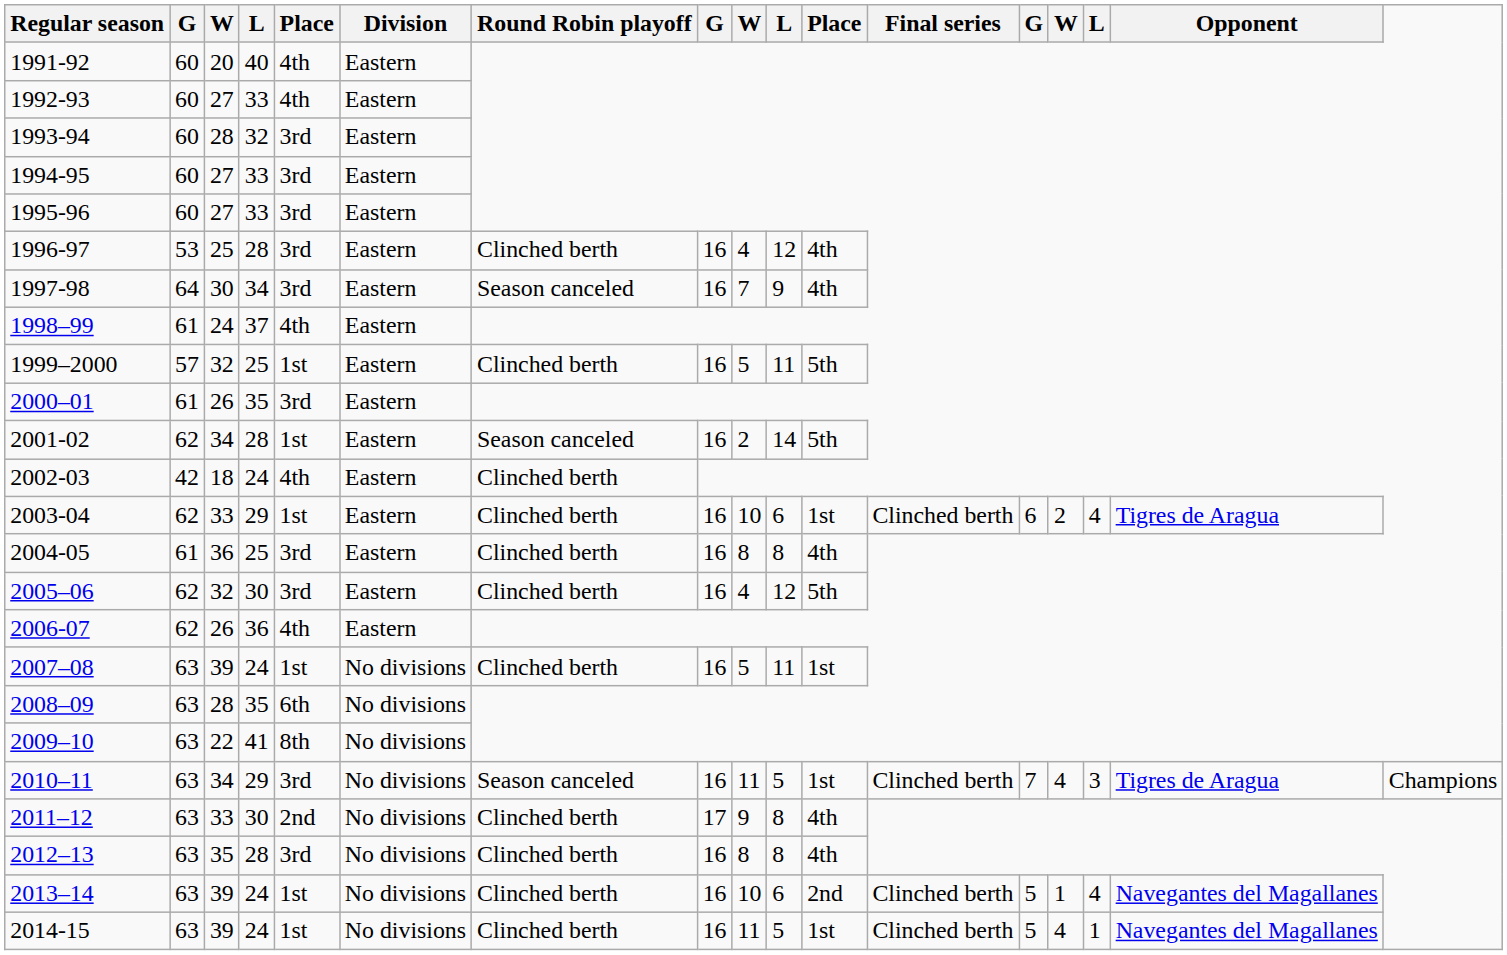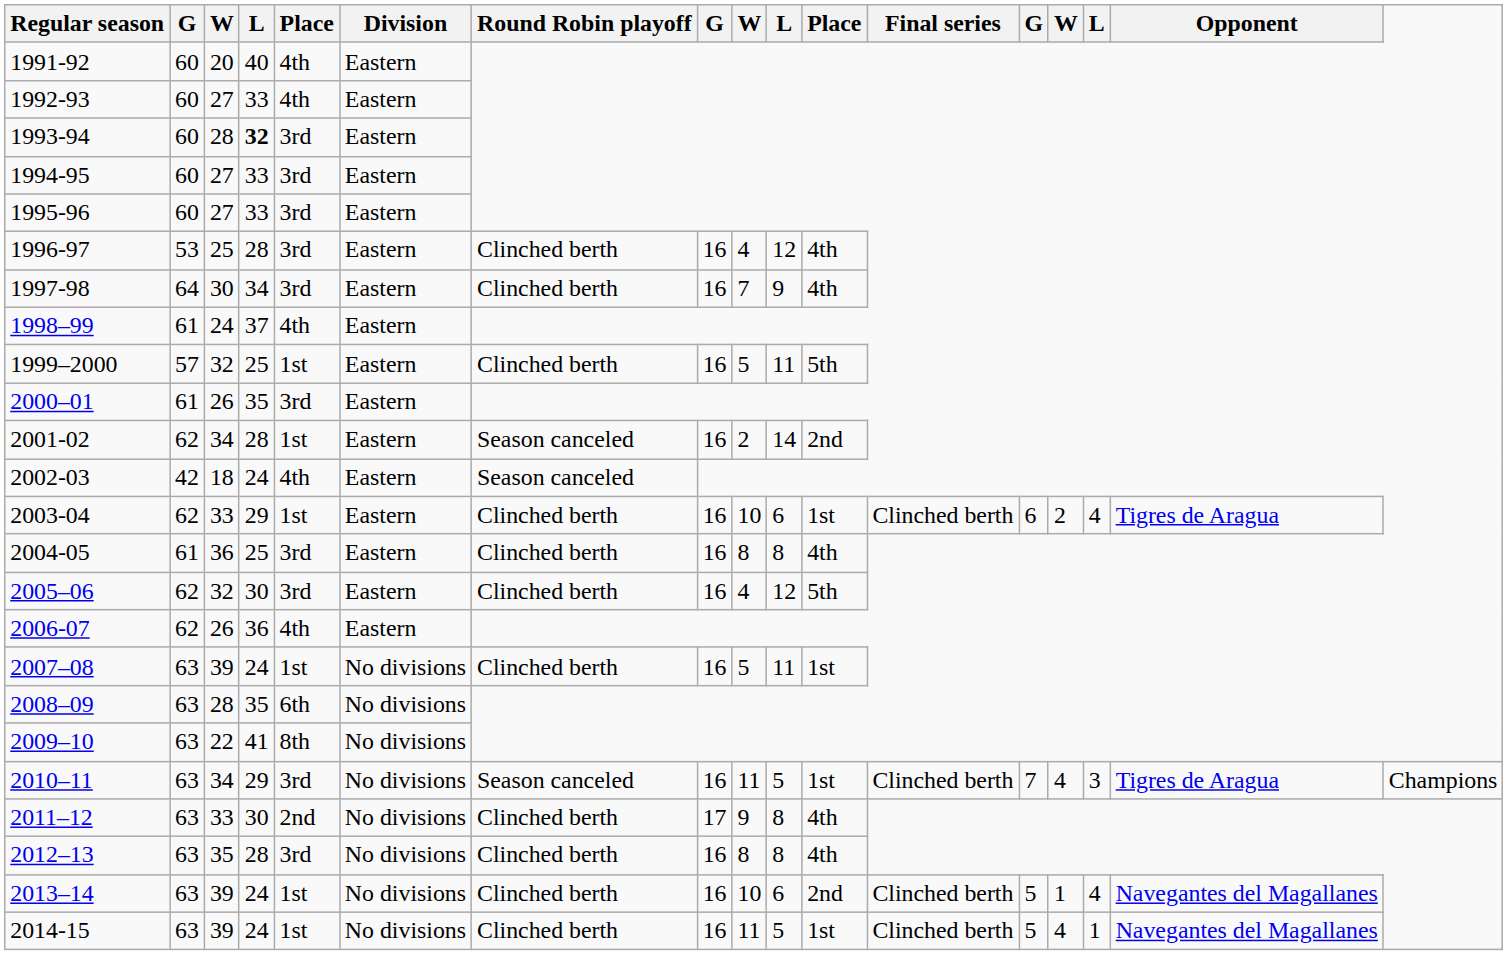(257, 136) normal -> (257, 136) bold
(555, 288) Season canceled -> (548, 288) Clinched berth
(822, 439) 5th -> (825, 439) 2nd
(548, 477) Clinched berth -> (555, 477) Season canceled
